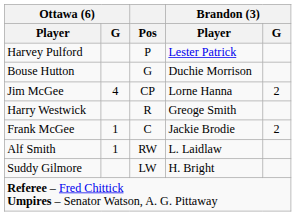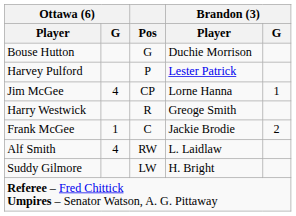rows swapped: (41, 71) <-> (45, 52)
(277, 91) 2 -> (277, 91) 1
(115, 149) 1 -> (115, 149) 4
